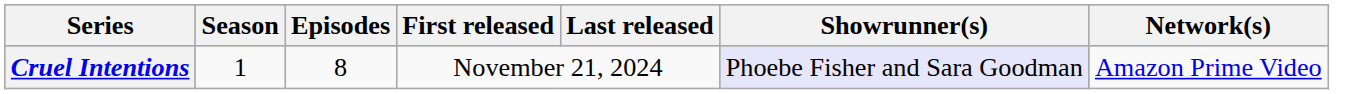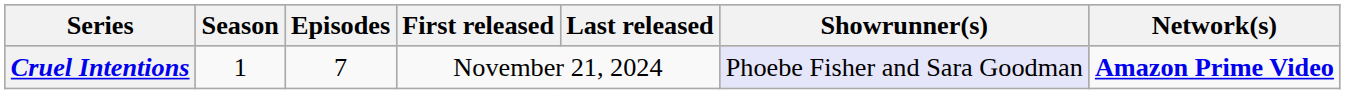(341, 66) 8 -> (341, 66) 7
(1208, 66) normal -> (1214, 66) bold
